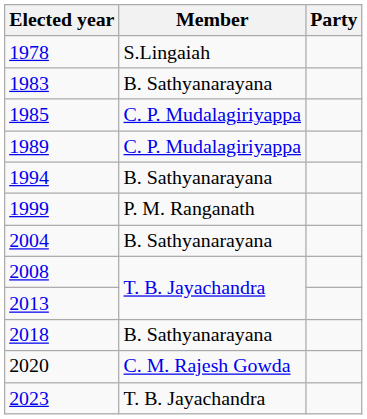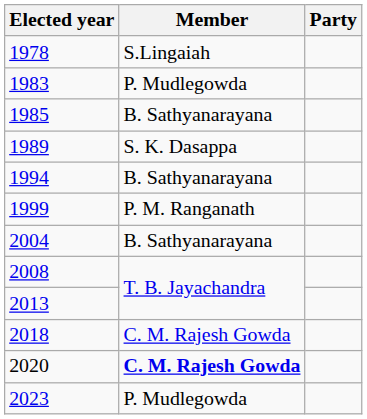(198, 83) B. Sathyanarayana -> (185, 83) P. Mudlegowda
(212, 114) C. P. Mudalagiriyappa -> (198, 114) B. Sathyanarayana
(212, 146) C. P. Mudalagiriyappa -> (180, 146) S. K. Dasappa
(198, 334) B. Sathyanarayana -> (207, 334) C. M. Rajesh Gowda
(207, 366) normal -> (212, 366) bold
(194, 397) T. B. Jayachandra -> (185, 397) P. Mudlegowda
